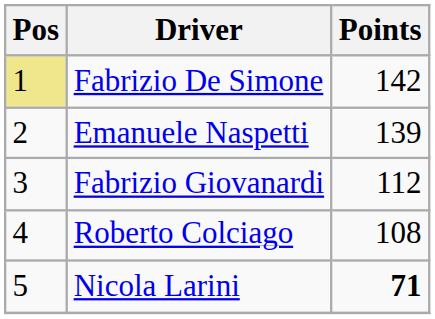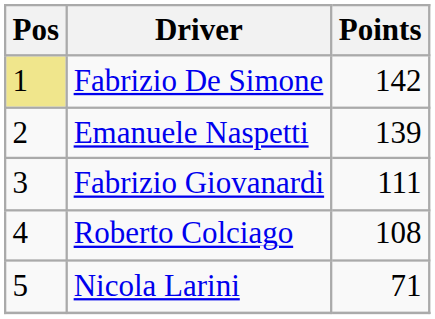(399, 183) 112 -> (399, 183) 111
(406, 285) bold -> (406, 285) normal
